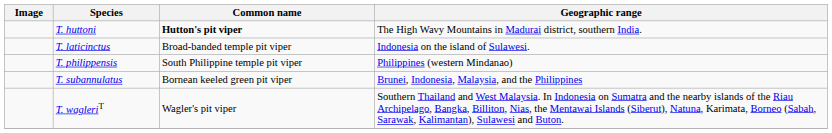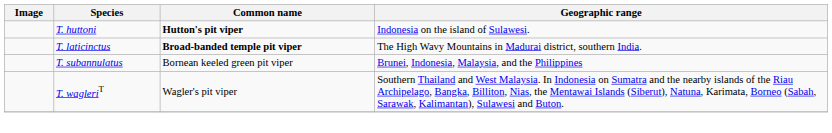(509, 29) The High Wavy Mountains in Madurai district, southern India. -> (453, 29) Indonesia on the island of Sulawesi.
(227, 46) normal -> (232, 46) bold
(453, 46) Indonesia on the island of Sulawesi. -> (509, 46) The High Wavy Mountains in Madurai district, southern India.
- row: (86, 63)
